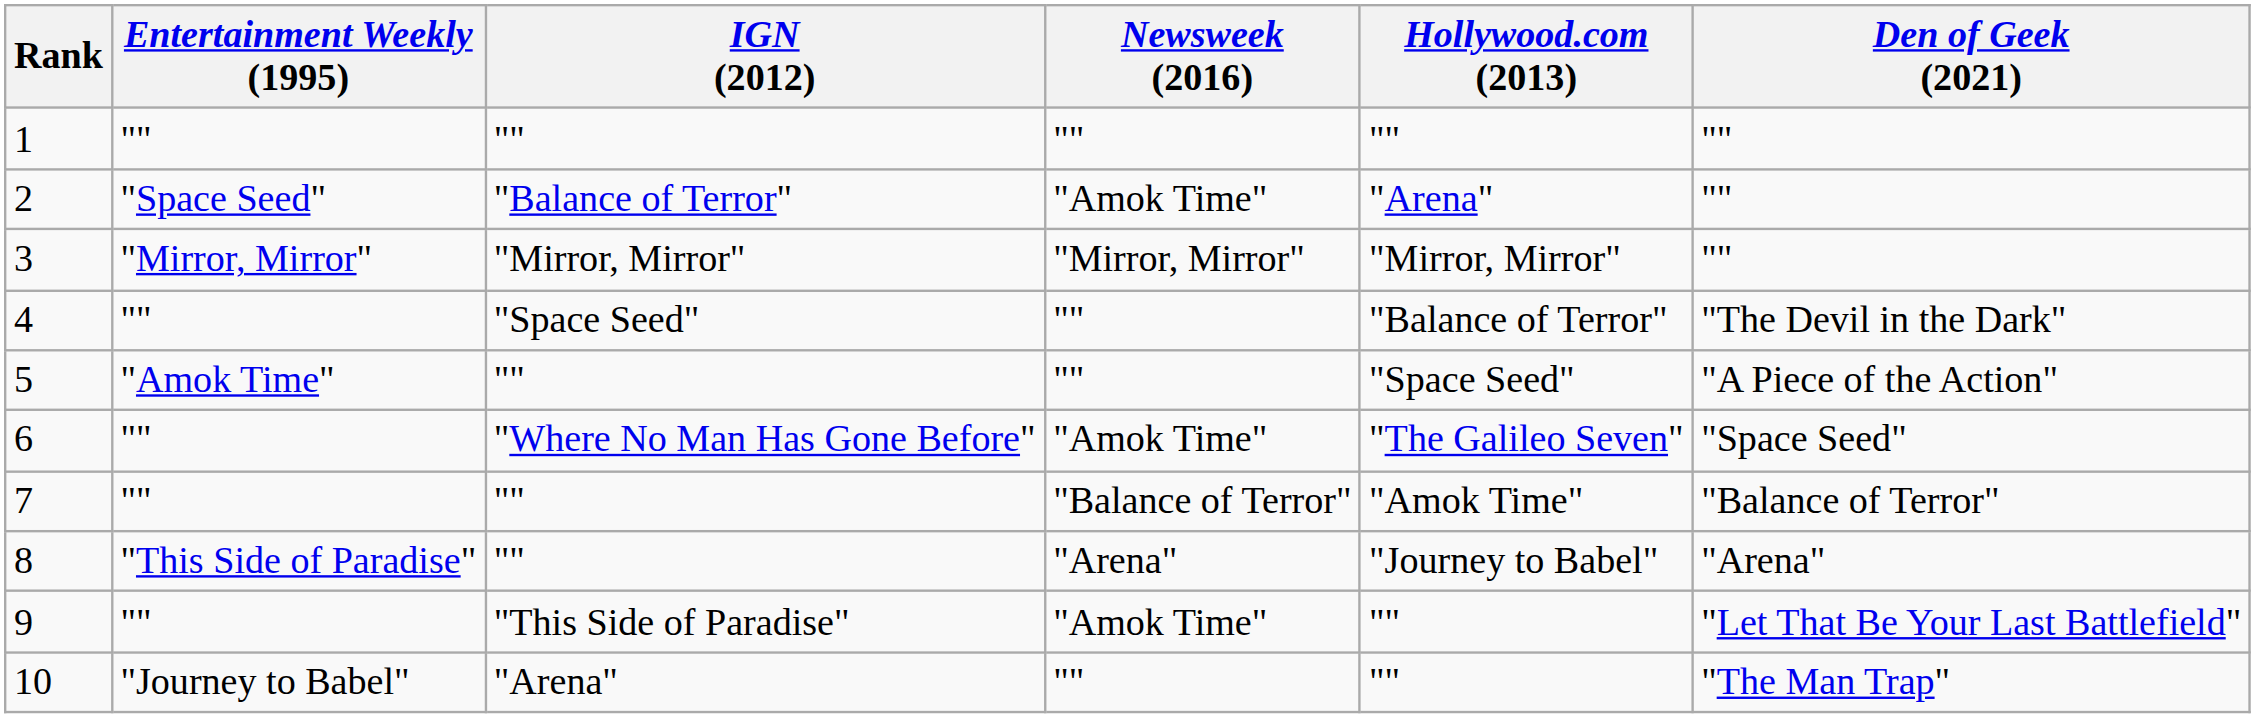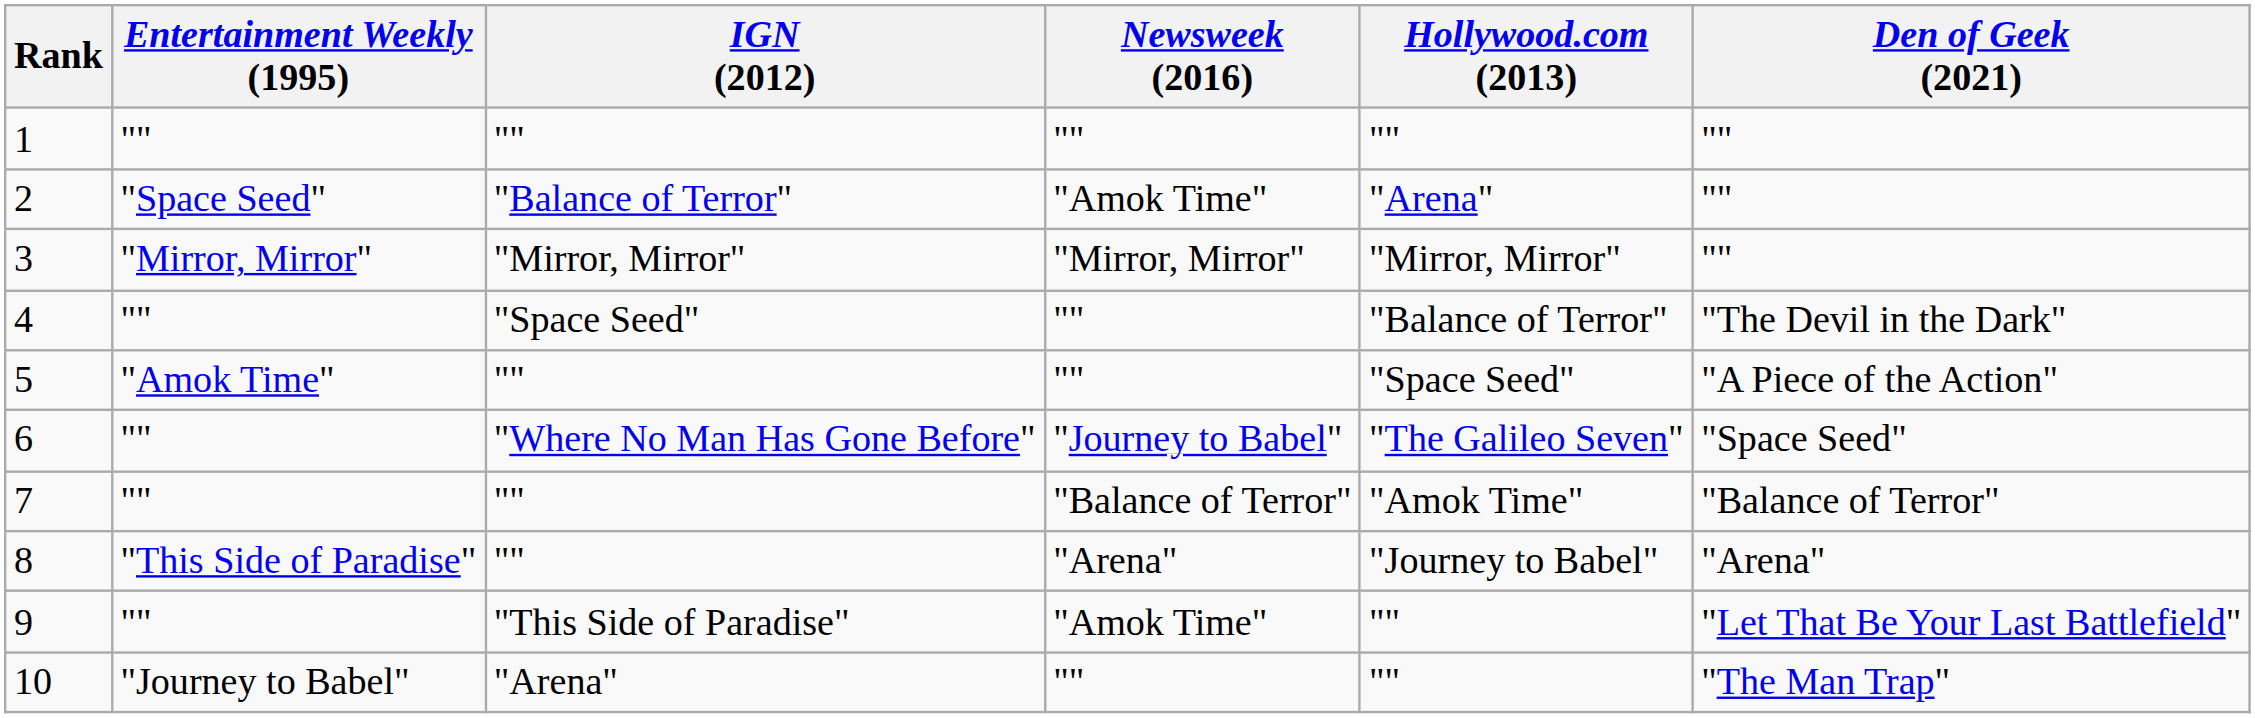(1160, 439) "Amok Time" -> (1198, 439) "Journey to Babel"
